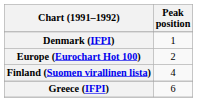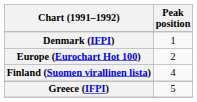(173, 89) 6 -> (173, 89) 5
